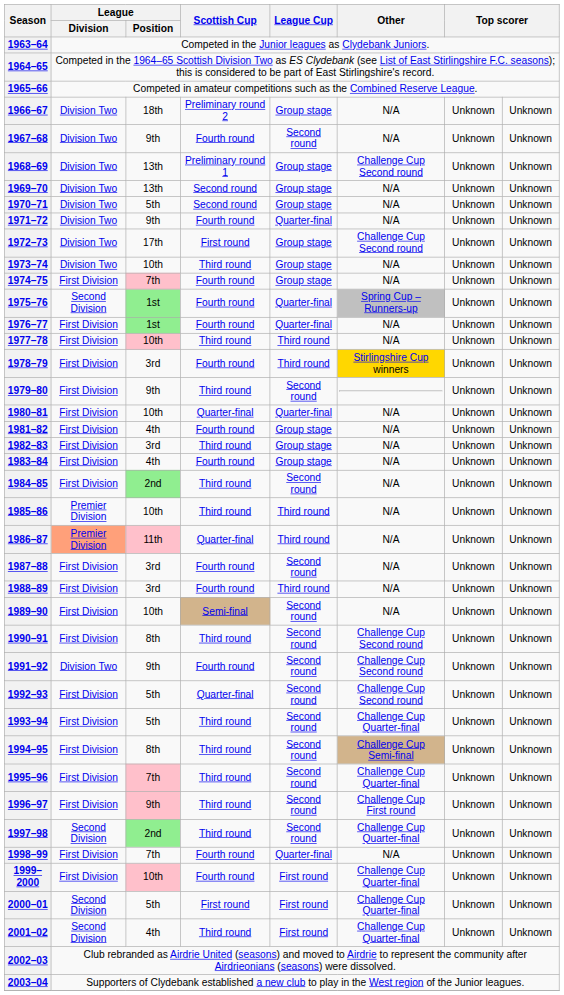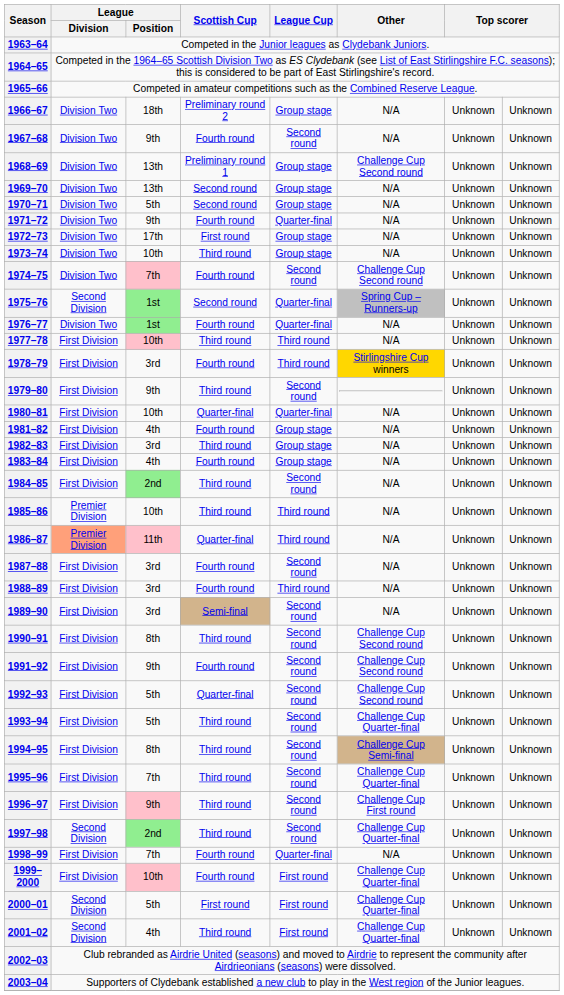(391, 243) Challenge Cup Second round -> (391, 237) N/A
(89, 281) First Division -> (89, 275) Division Two
(304, 281) Group stage -> (304, 275) Second round
(391, 281) N/A -> (391, 275) Challenge Cup Second round
(225, 303) Fourth round -> (225, 303) Second round
(89, 325) First Division -> (89, 325) Division Two
(153, 611) 10th -> (153, 611) 3rd
(89, 666) Division Two -> (89, 666) First Division
(153, 777) pink background -> (153, 777) no background
